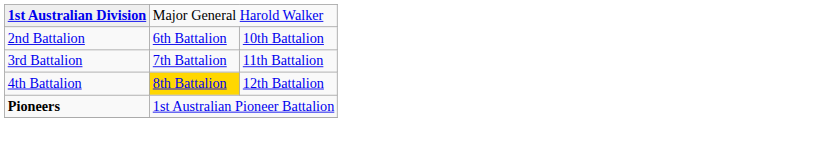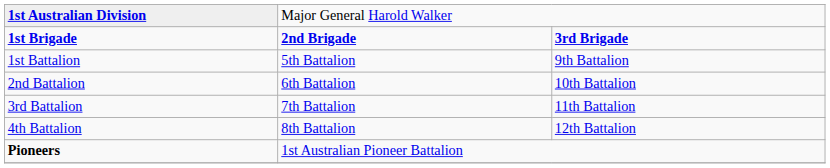+ row: (42, 38)
+ row: (44, 60)
(190, 83) gold background -> (318, 128) no background
